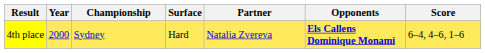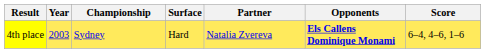(59, 34) 2000 -> (59, 34) 2003
